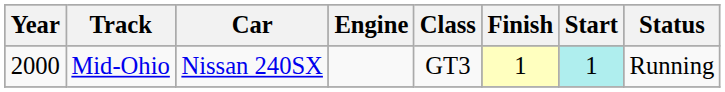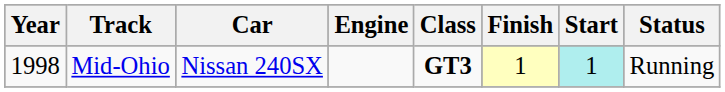(35, 65) 2000 -> (35, 65) 1998
(448, 65) normal -> (448, 65) bold
